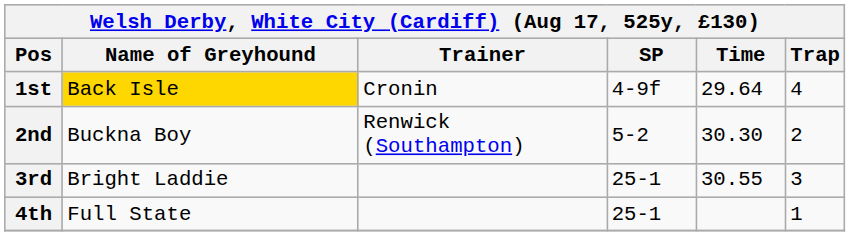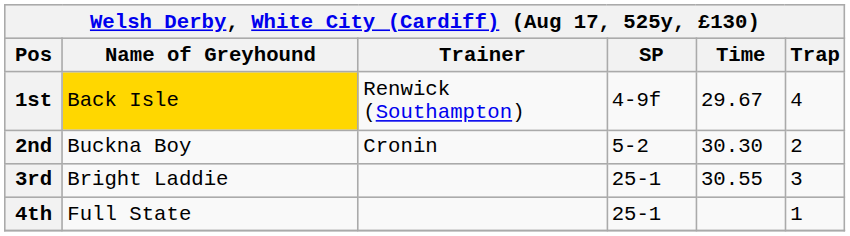(401, 89) Cronin -> (444, 101) Renwick (Southampton)
(732, 89) 29.64 -> (732, 101) 29.67
(444, 135) Renwick (Southampton) -> (401, 147) Cronin
